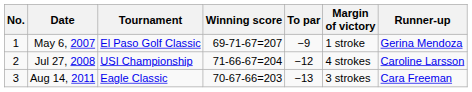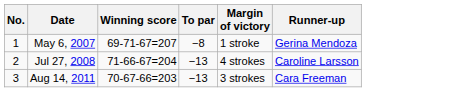- column: (150, 20)
(304, 43) −9 -> (198, 43) −8
(304, 61) −12 -> (198, 61) −13
